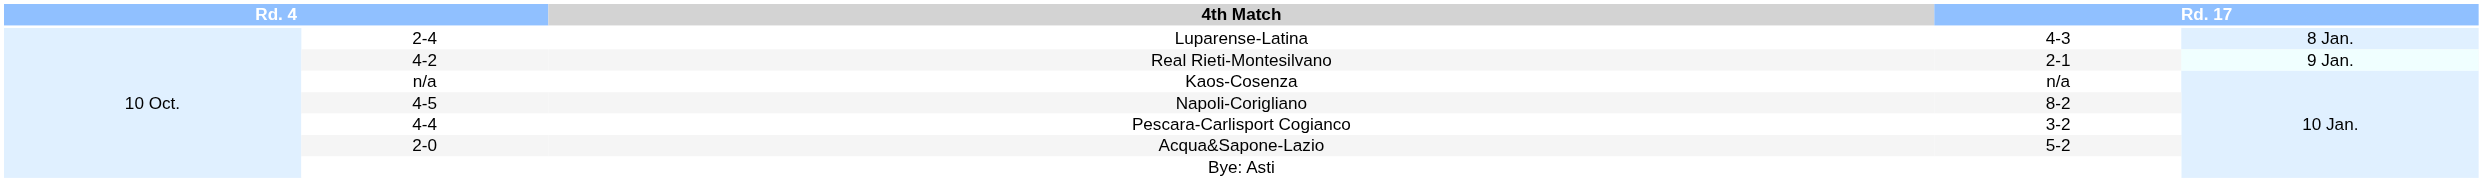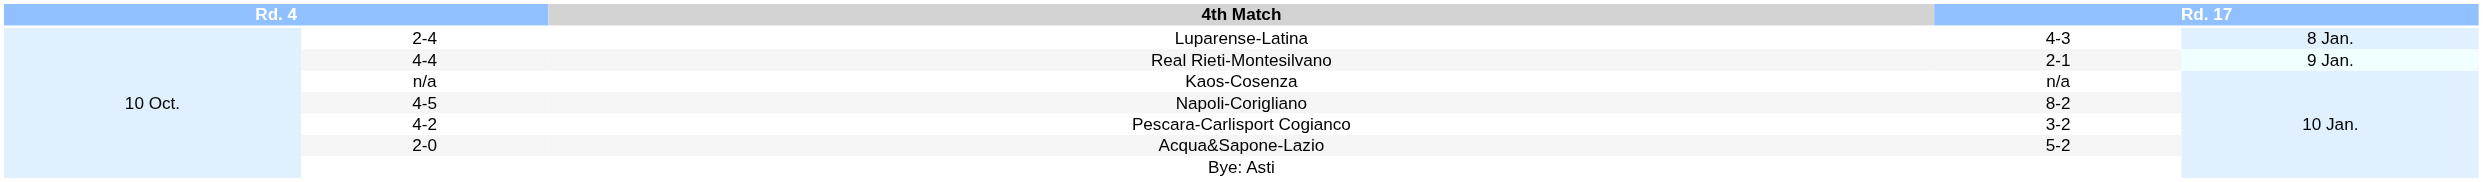(425, 60) 4-2 -> (425, 60) 4-4
(425, 124) 4-4 -> (425, 124) 4-2
